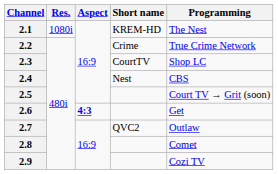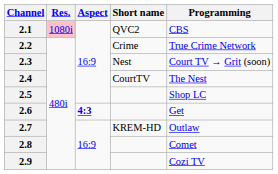(61, 29) no background -> (61, 29) pink background
(137, 29) KREM-HD -> (126, 29) QVC2
(188, 29) The Nest -> (179, 29) CBS
(131, 62) CourtTV -> (122, 62) Nest
(188, 62) Shop LC -> (220, 62) Court TV → Grit (soon)
(122, 78) Nest -> (131, 78) CourtTV
(179, 78) CBS -> (188, 78) The Nest
(220, 95) Court TV → Grit (soon) -> (188, 95) Shop LC
(126, 128) QVC2 -> (137, 128) KREM-HD
